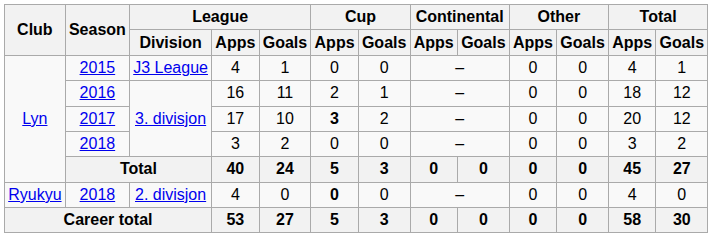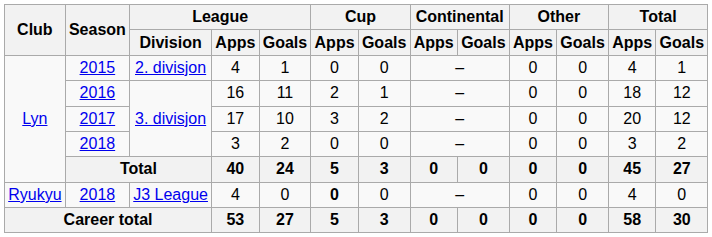(171, 67) J3 League -> (171, 67) 2. divisjon
(335, 118) bold -> (335, 118) normal
(171, 194) 2. divisjon -> (171, 194) J3 League
